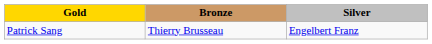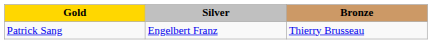columns swapped: (357, 13) <-> (216, 13)
